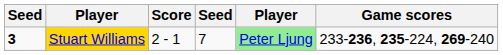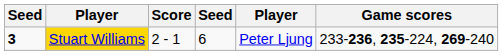(202, 38) 7 -> (202, 38) 6
(276, 38) lightgreen background -> (276, 38) no background
